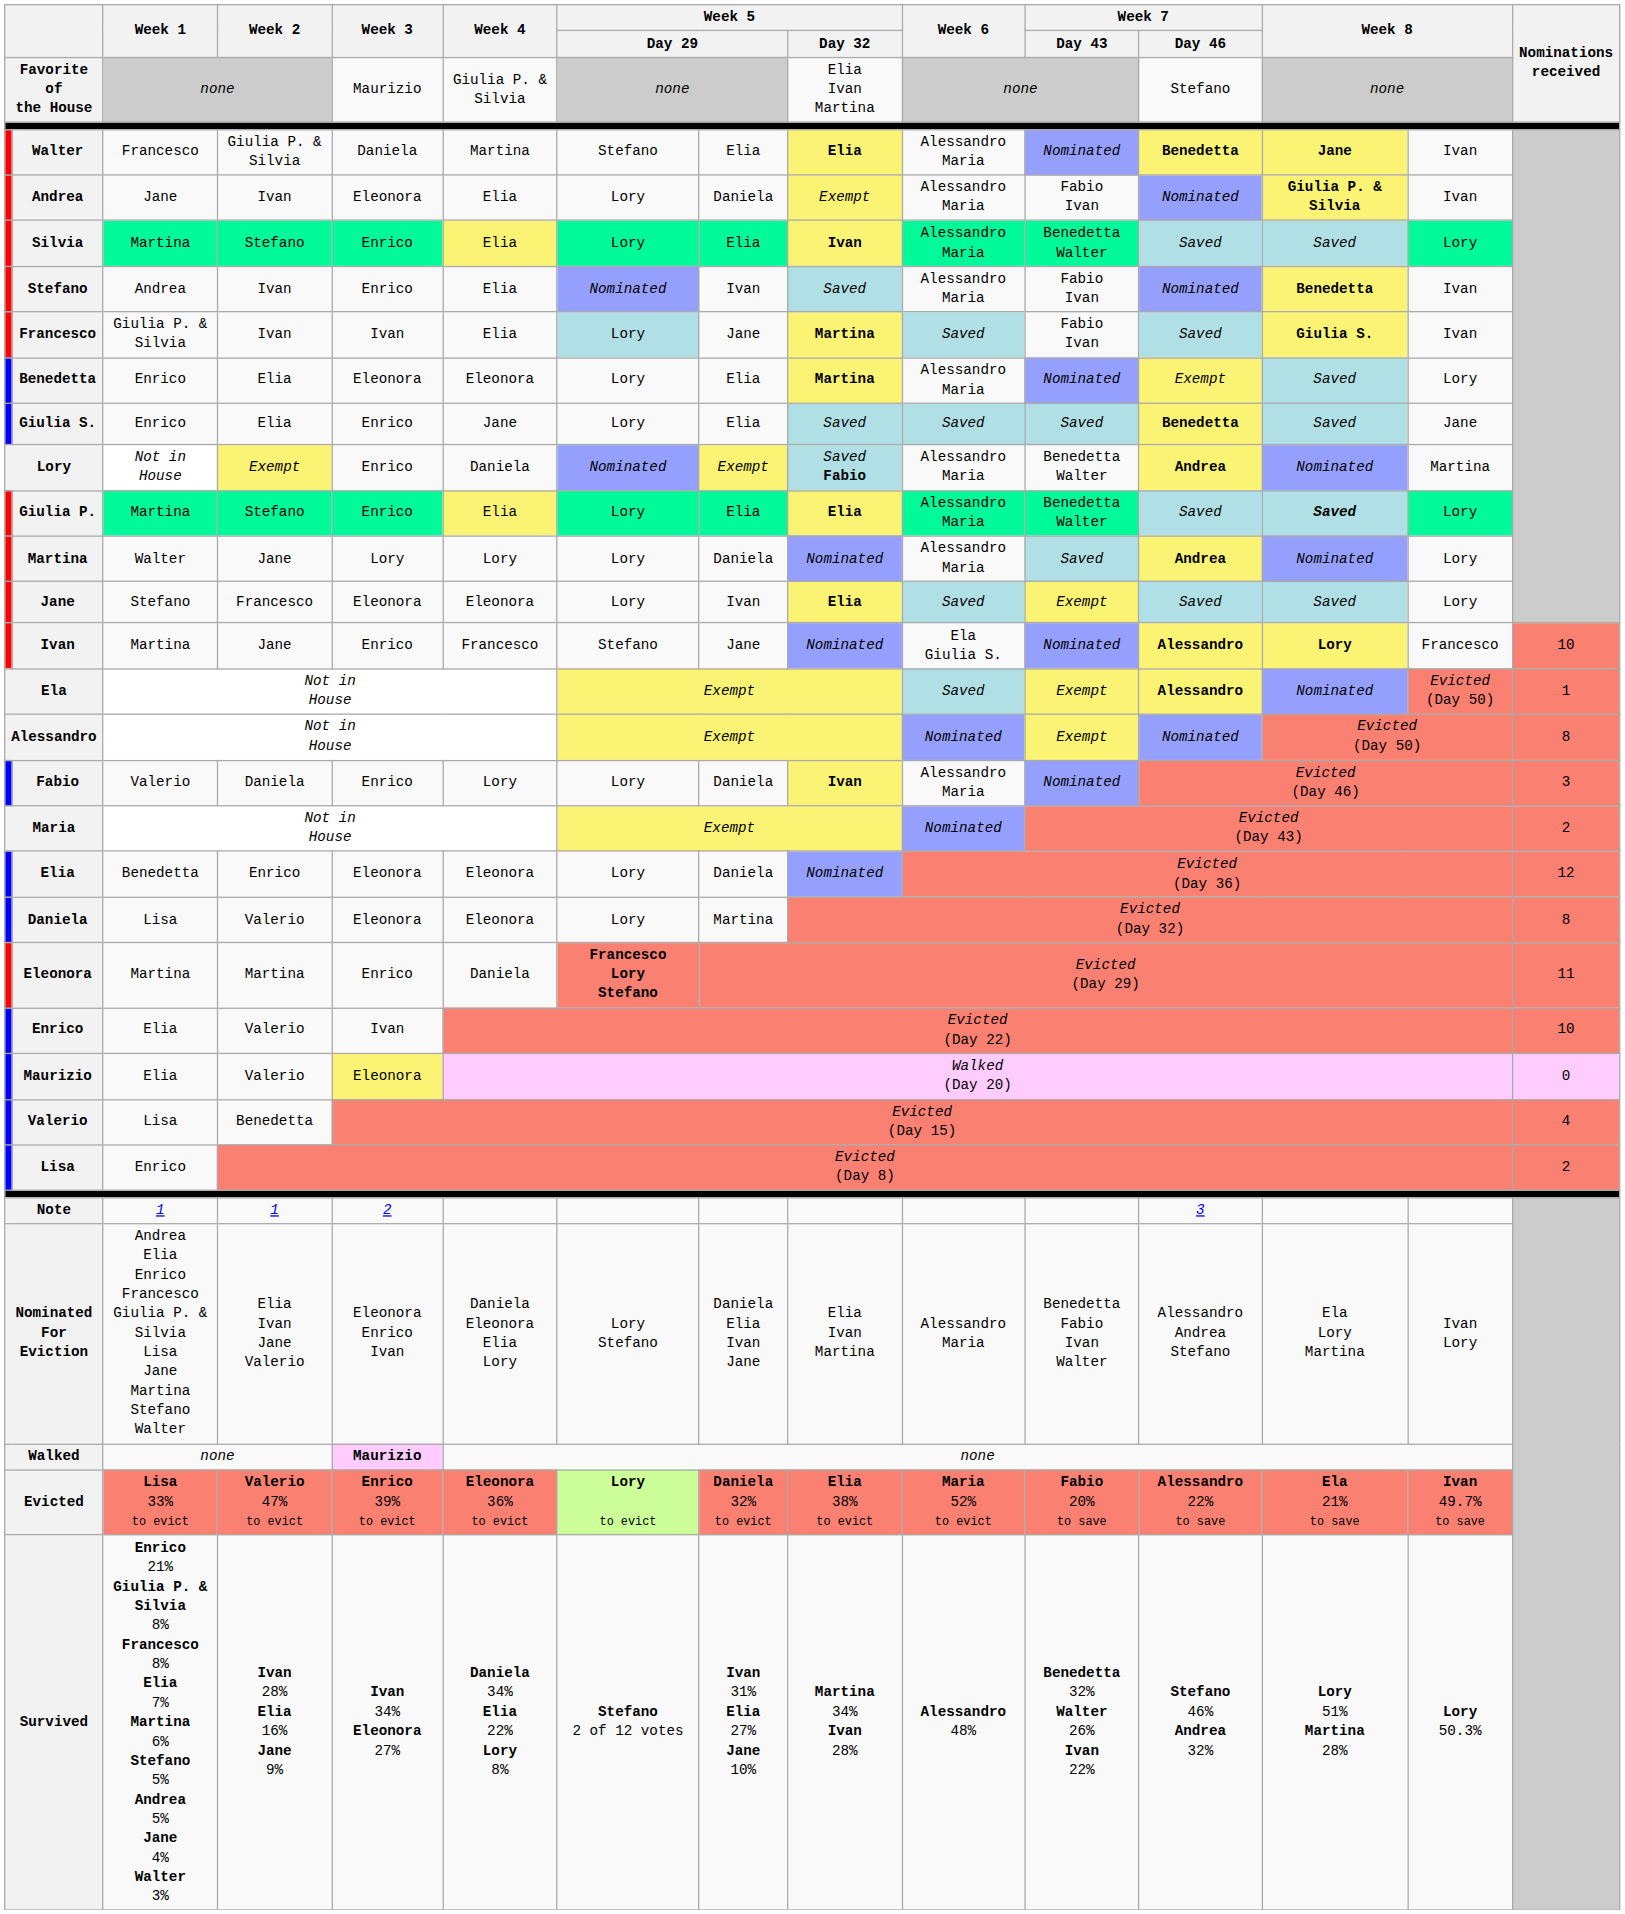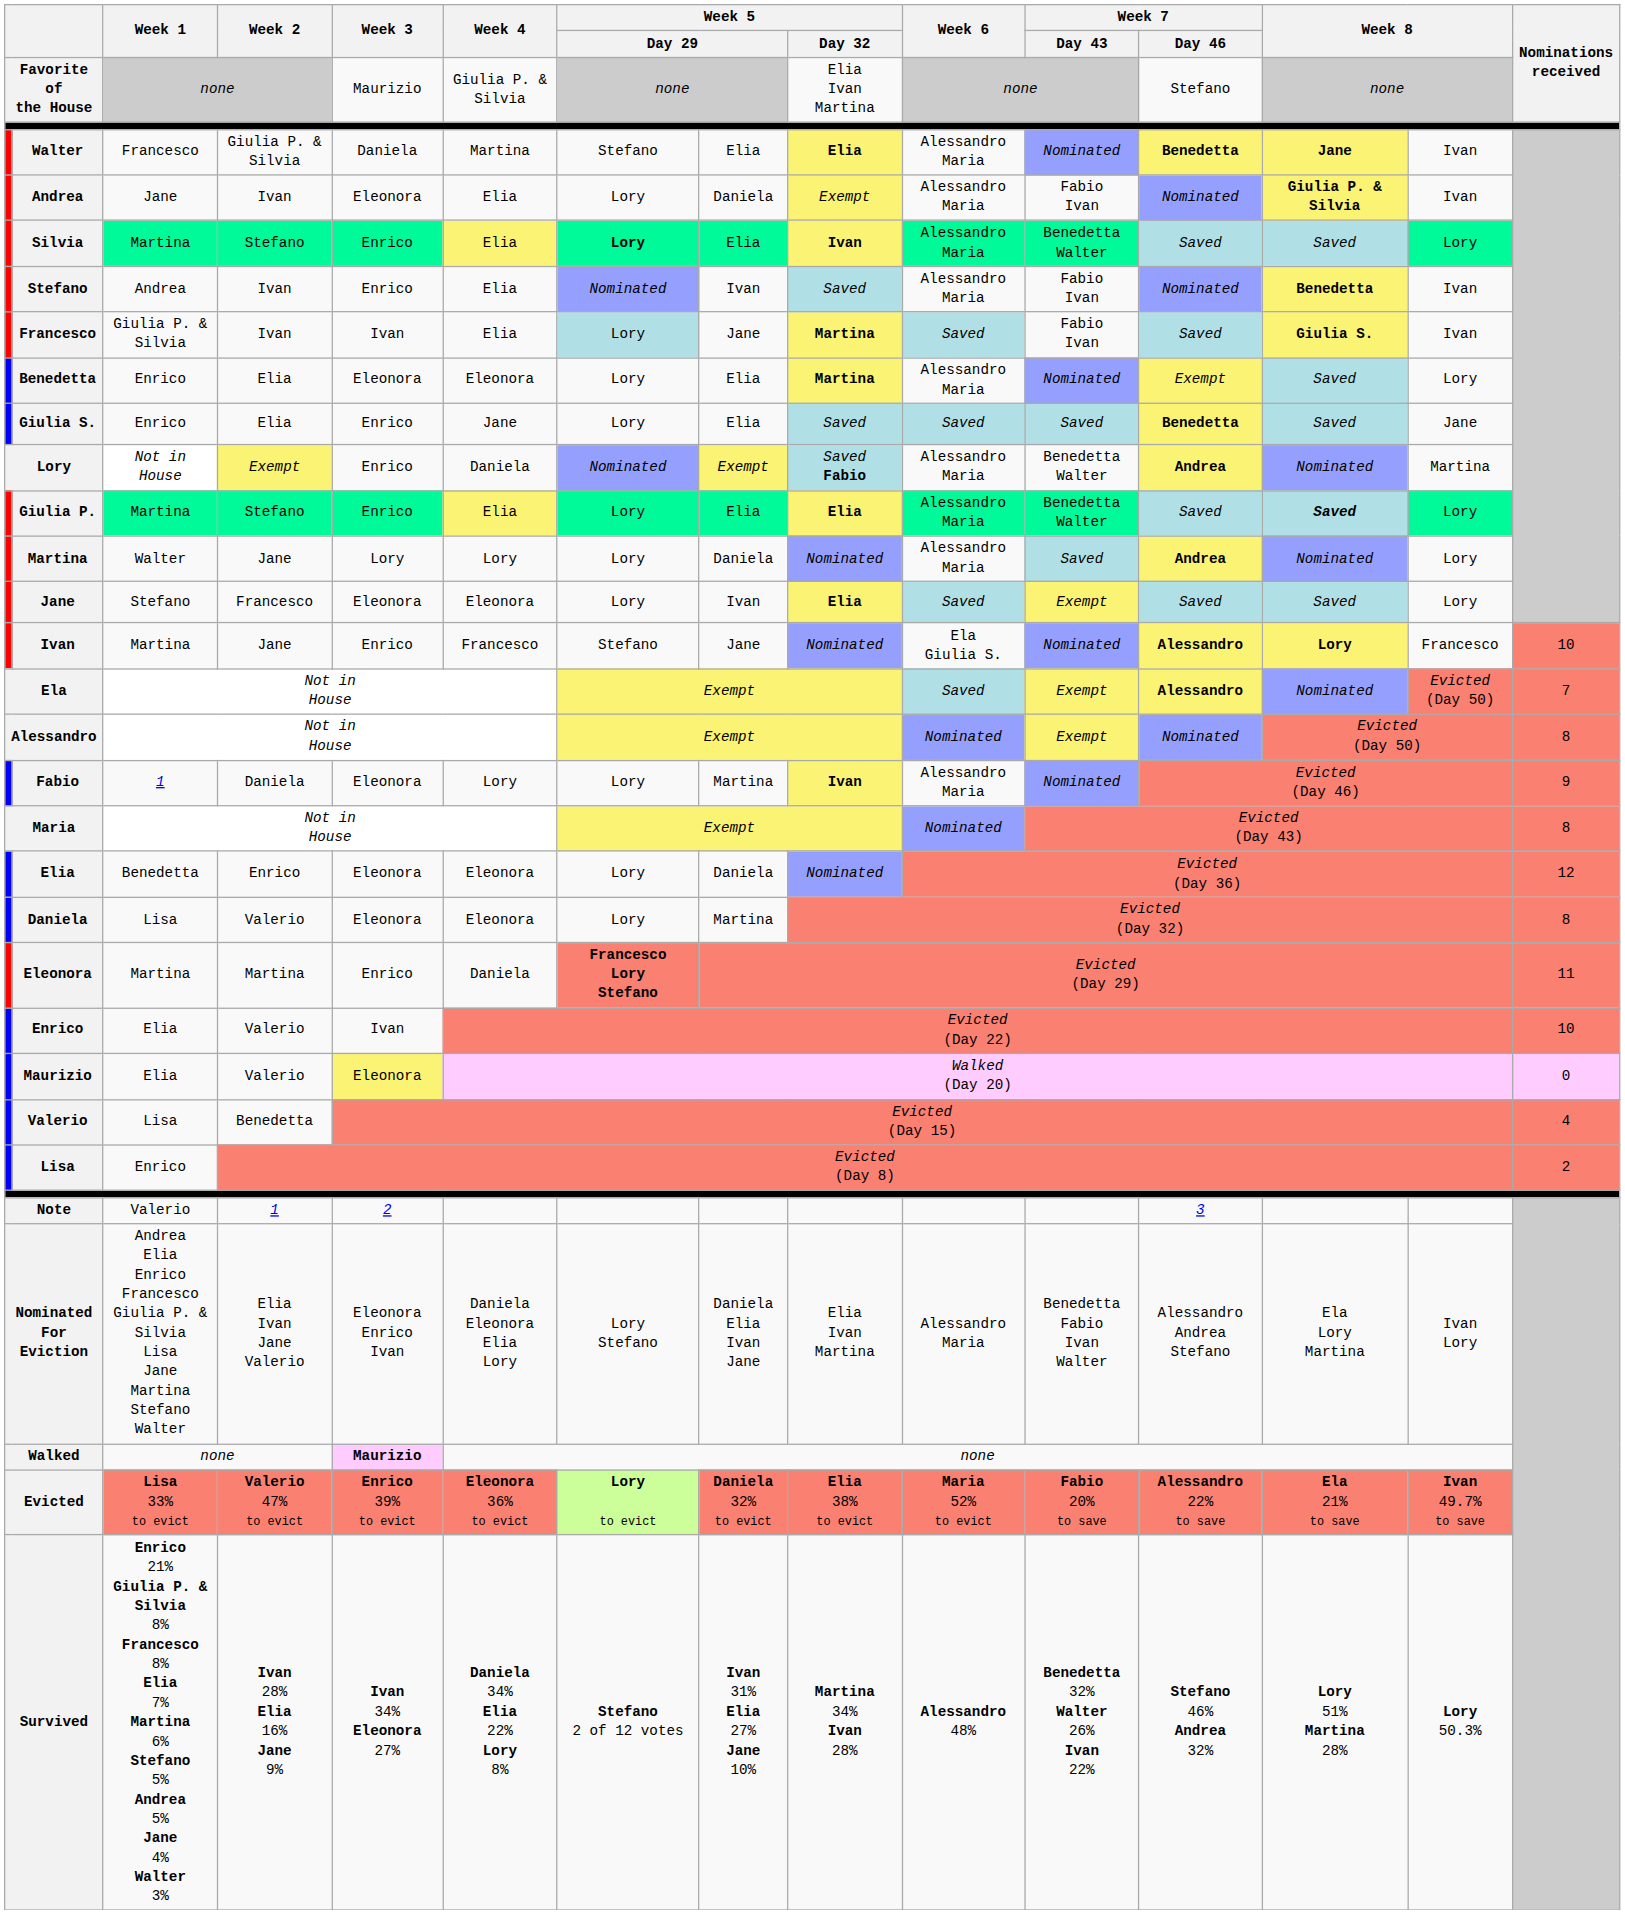(628, 243) normal -> (628, 243) bold
(1566, 691) 1 -> (1566, 691) 7
(160, 782) Valerio -> (160, 782) 1
(387, 782) Enrico -> (387, 782) Eleonora
(743, 782) Daniela -> (743, 782) Martina
(1566, 782) 3 -> (1566, 782) 9
(1566, 828) 2 -> (1566, 828) 8
(160, 1210) 1 -> (160, 1210) Valerio
